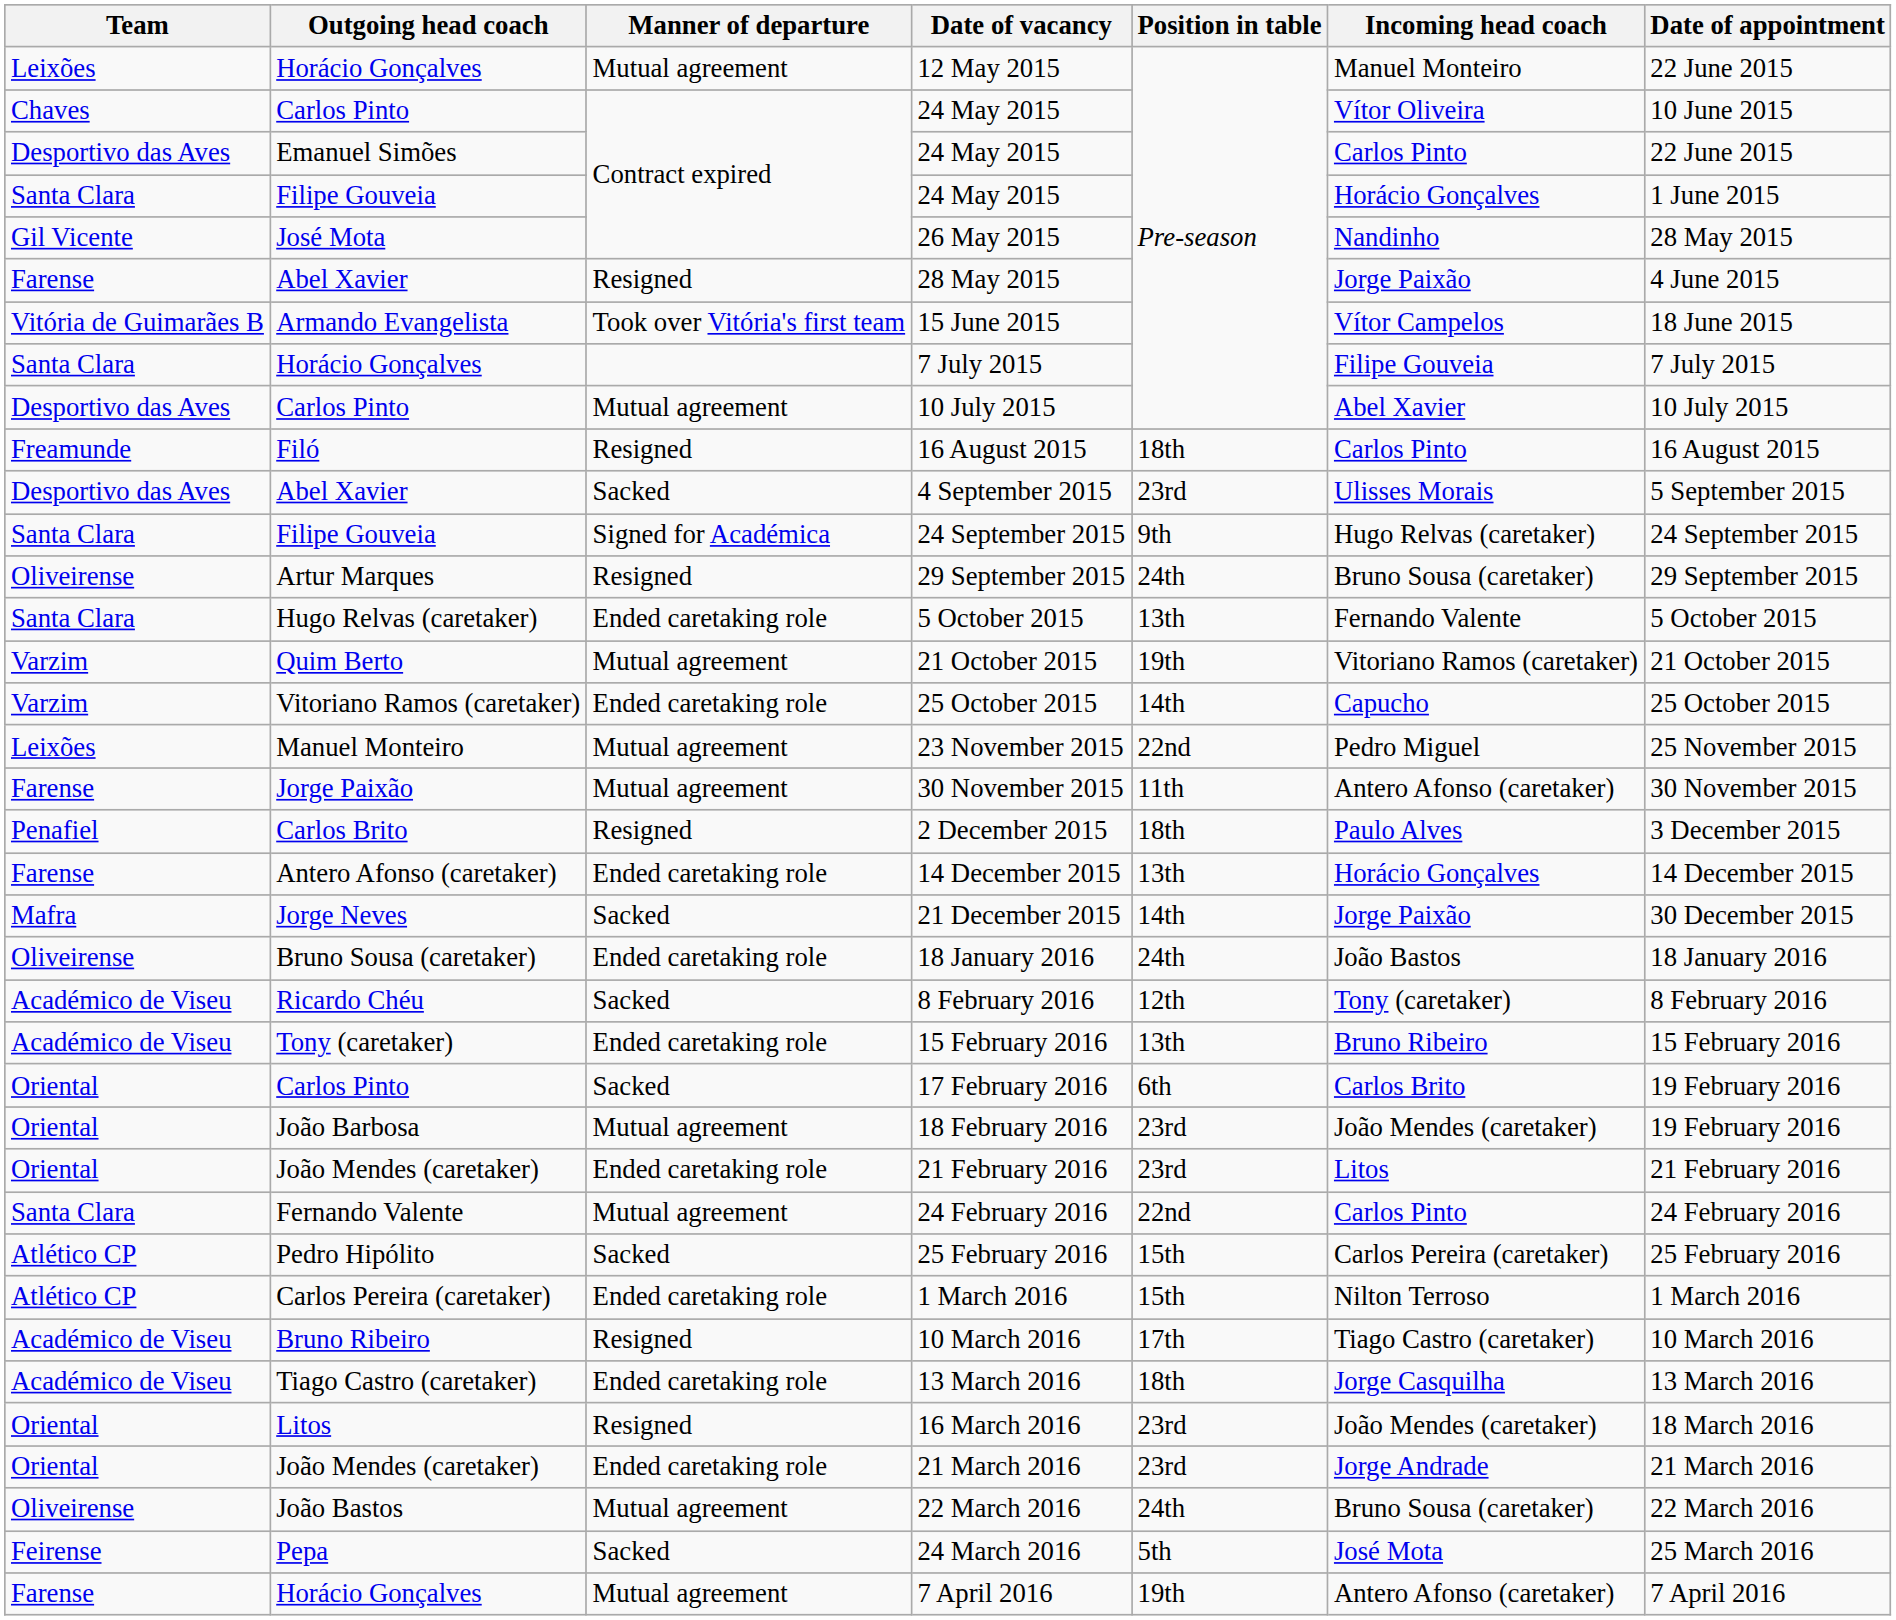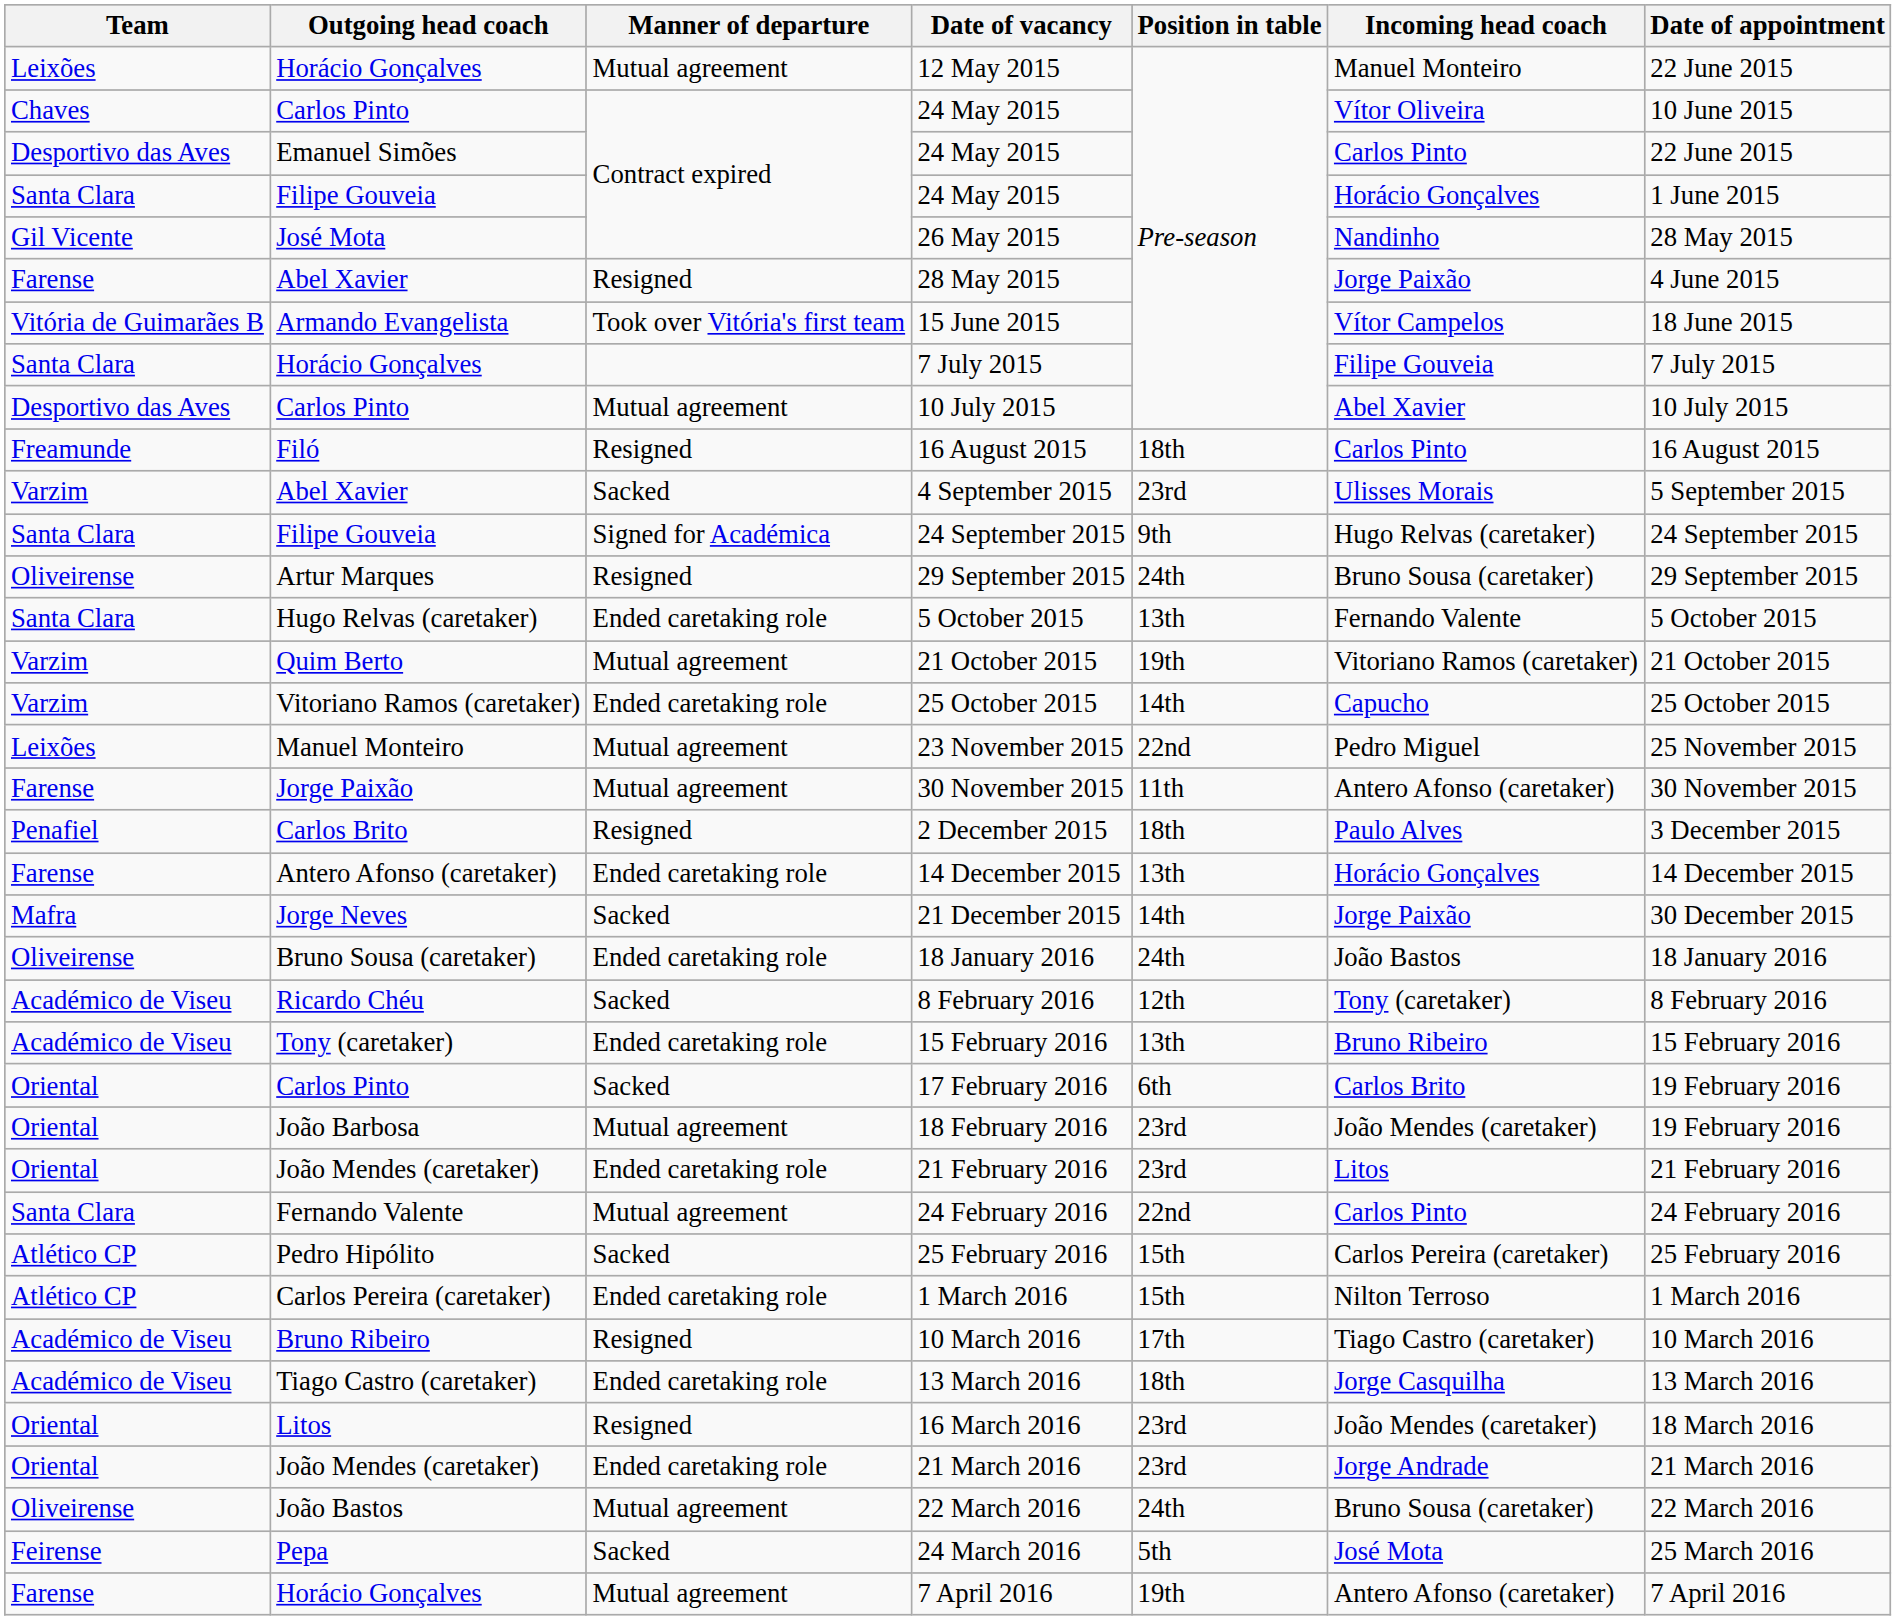(121, 491) Desportivo das Aves -> (50, 491) Varzim
